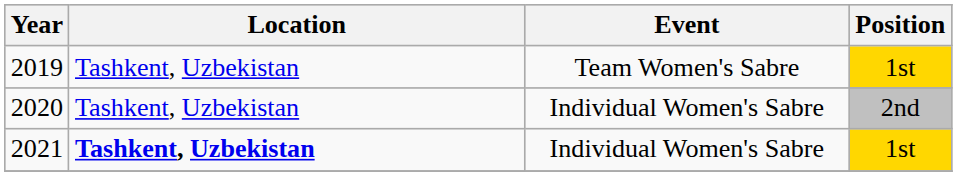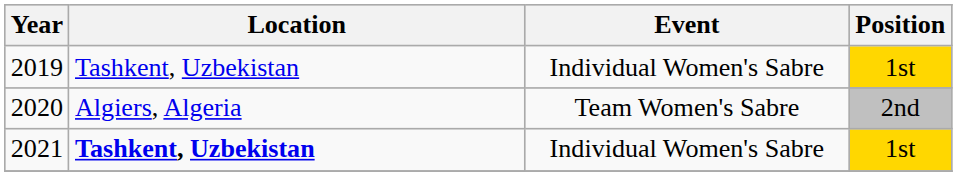(687, 66) Team Women's Sabre -> (687, 66) Individual Women's Sabre
(187, 107) Tashkent, Uzbekistan -> (158, 107) Algiers, Algeria
(687, 107) Individual Women's Sabre -> (687, 107) Team Women's Sabre
